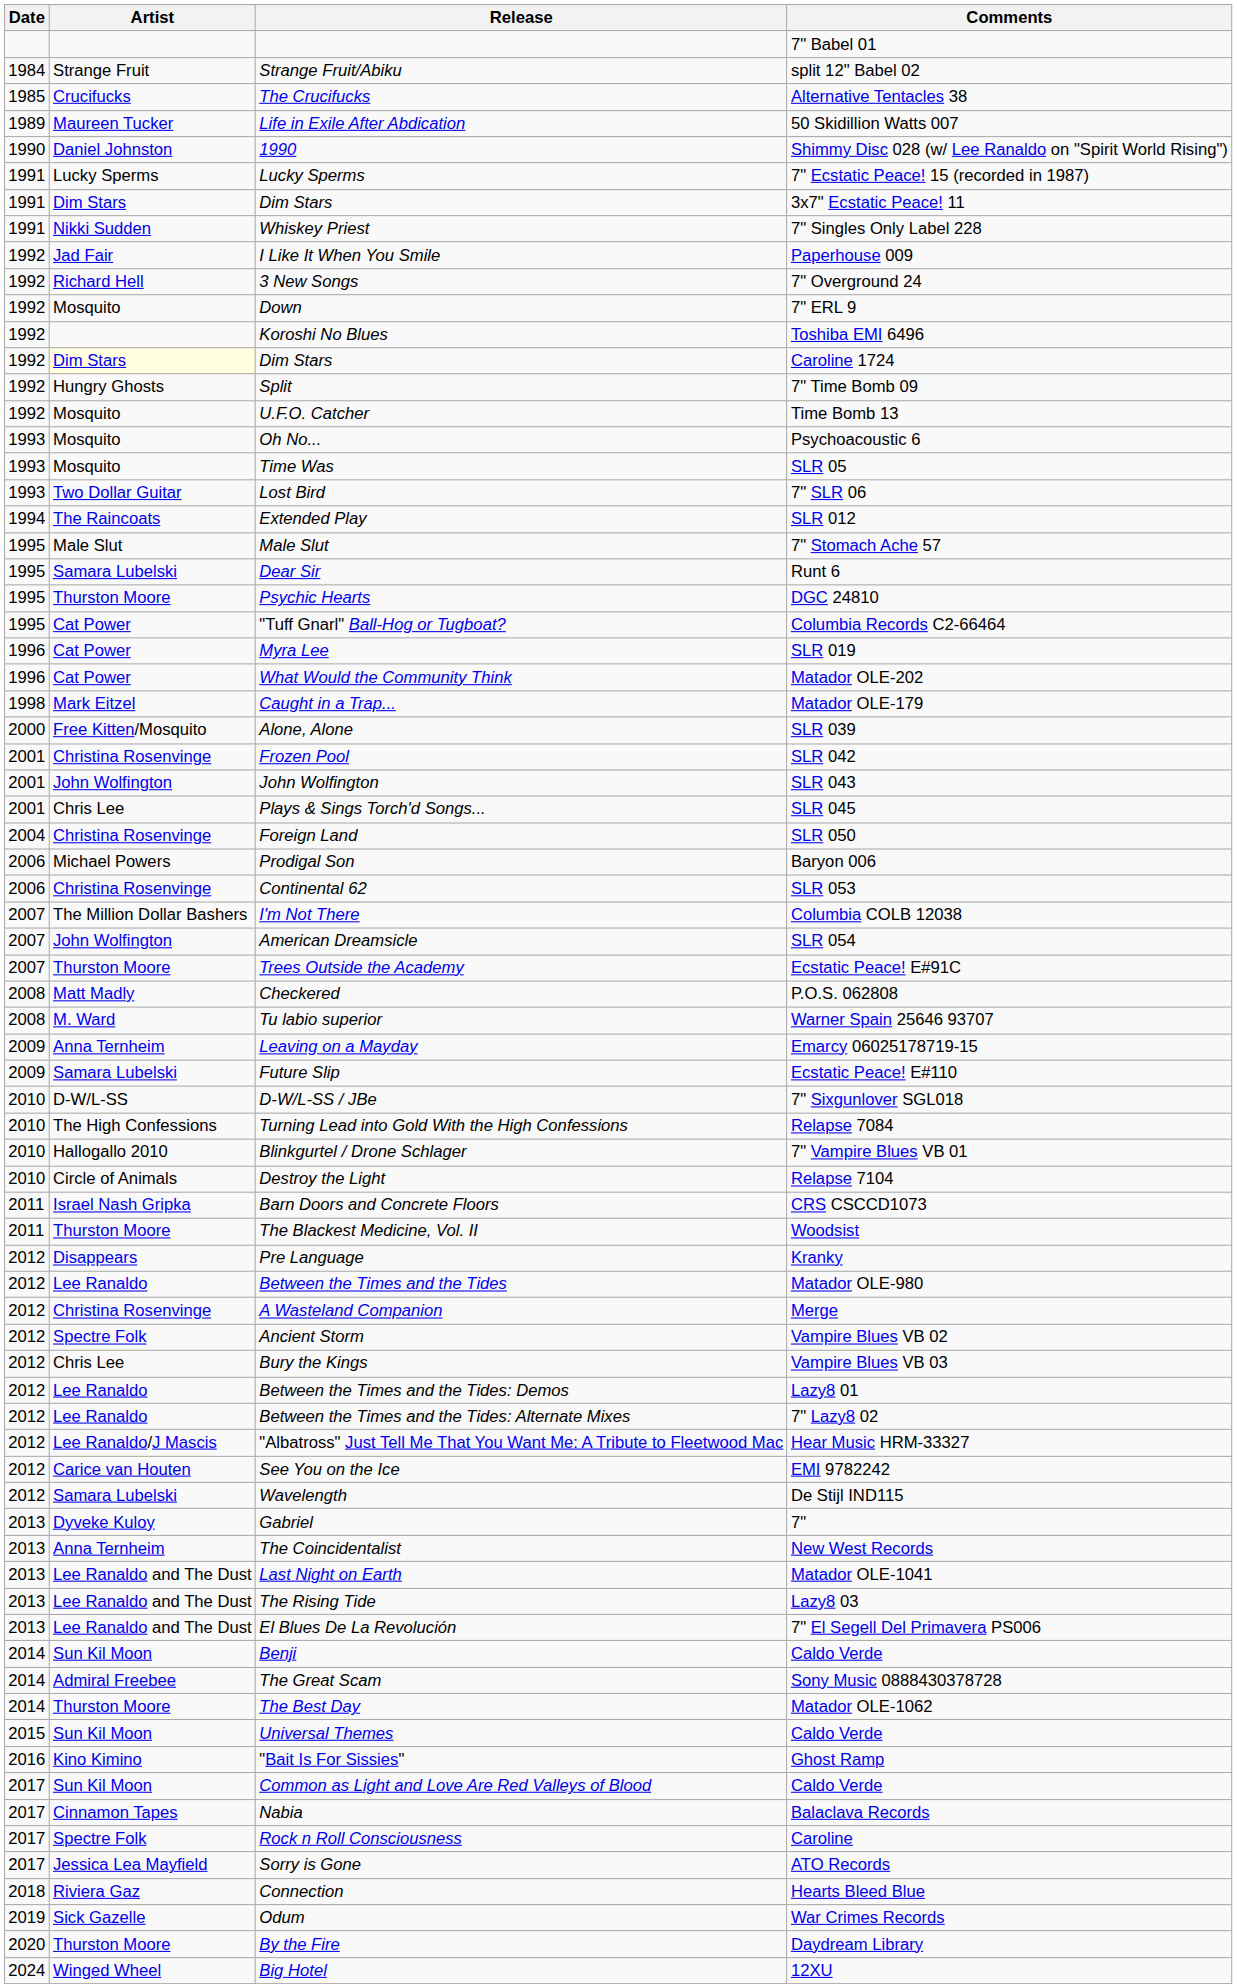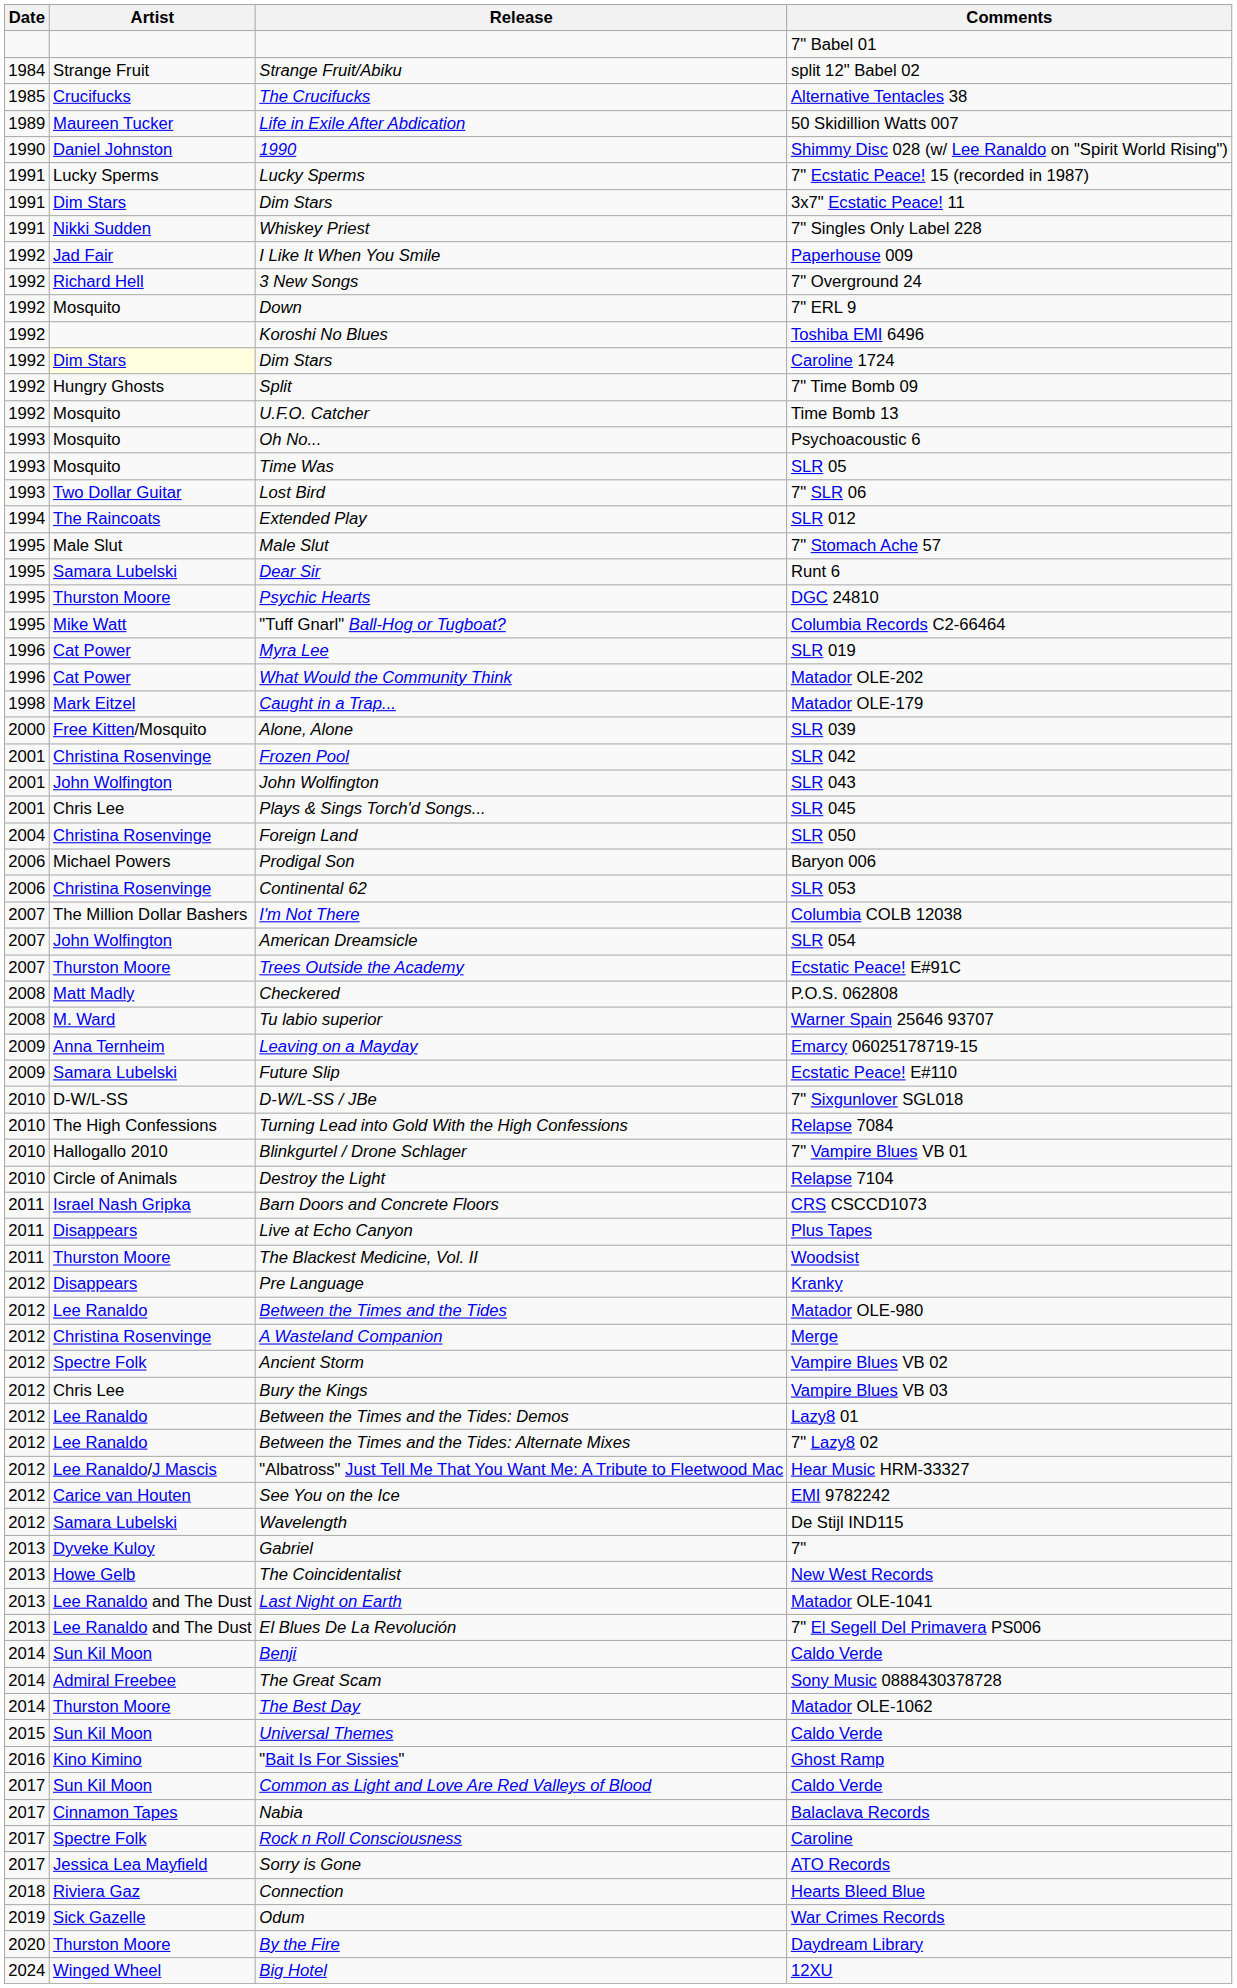(92, 624) Cat Power -> (90, 624) Mike Watt
+ row: (336, 1231)
(109, 1548) Anna Ternheim -> (94, 1574) Howe Gelb
- row: (318, 1601)
